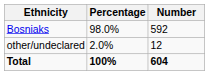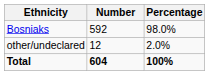columns swapped: (176, 12) <-> (118, 12)
